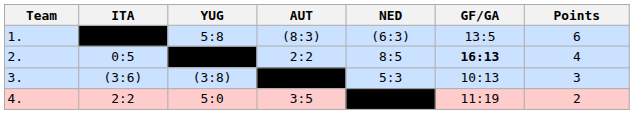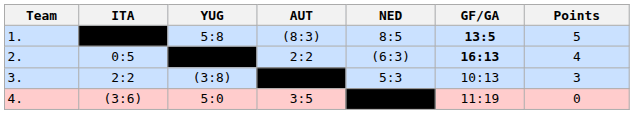(391, 36) (6:3) -> (391, 36) 8:5
(480, 36) normal -> (480, 36) bold
(577, 36) 6 -> (577, 36) 5
(391, 57) 8:5 -> (391, 57) (6:3)
(123, 78) (3:6) -> (123, 78) 2:2
(123, 99) 2:2 -> (123, 99) (3:6)
(577, 99) 2 -> (577, 99) 0
